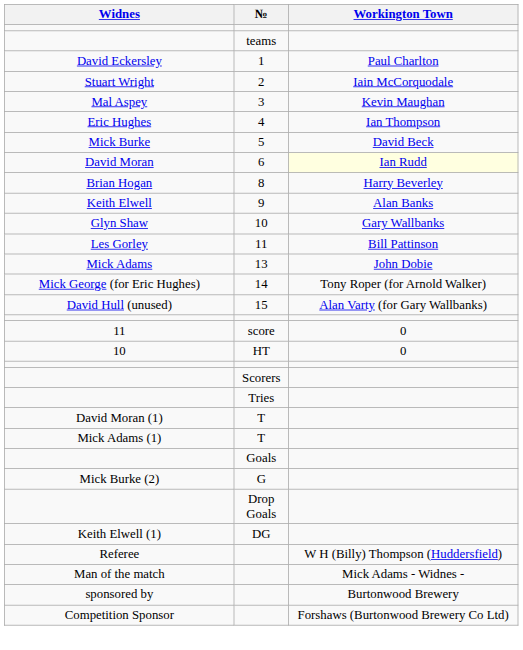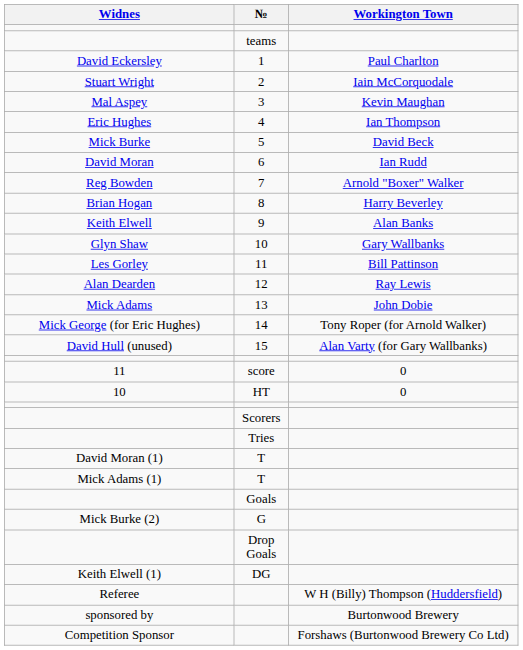(403, 162) lightyellow background -> (403, 162) no background
+ row: (119, 182)
+ row: (119, 284)
- row: (119, 574)
